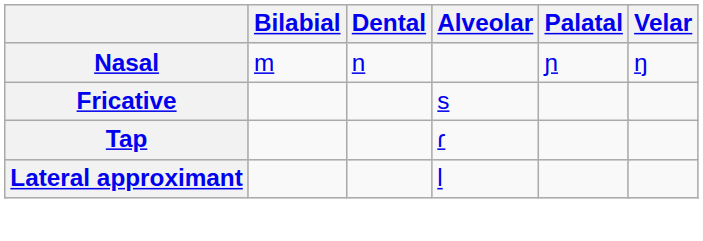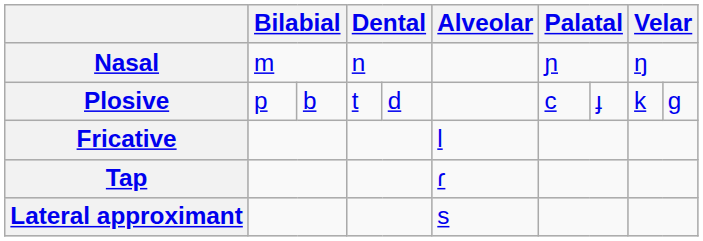+ row: (127, 100)
(443, 100) s -> (440, 139) l
(440, 178) l -> (443, 216) s
